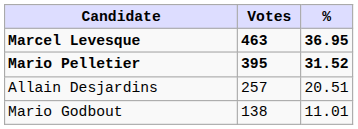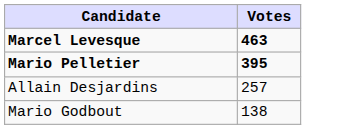- column: (327, 17)
